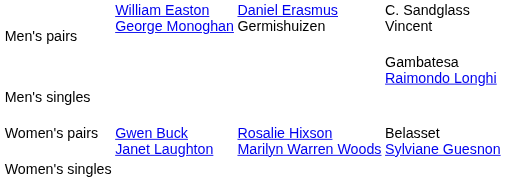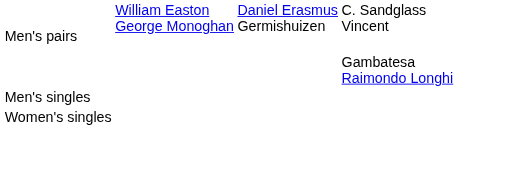- row: (51, 133)
